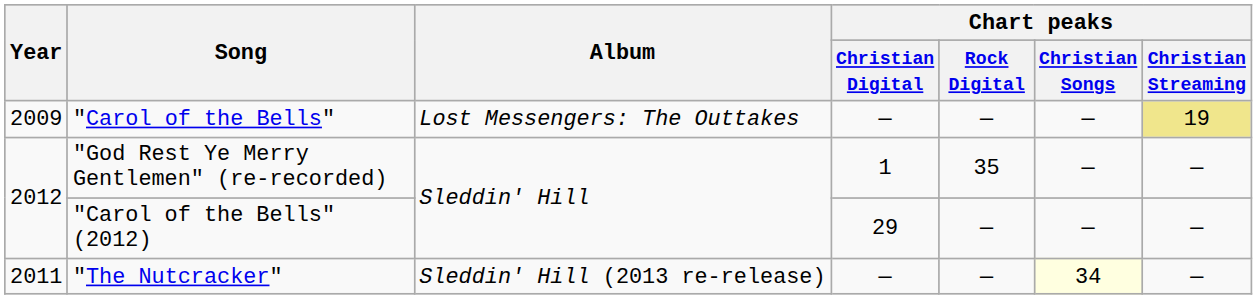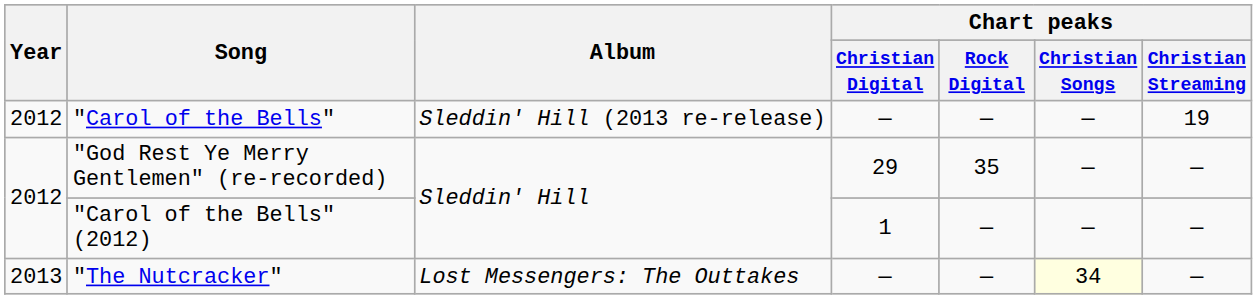(36, 119) 2009 -> (36, 119) 2012
(609, 119) Lost Messengers: The Outtakes -> (622, 119) Sleddin' Hill (2013 re-release)
(1197, 119) khaki background -> (1197, 119) no background
(885, 167) 1 -> (885, 167) 29
(885, 228) 29 -> (885, 228) 1
(36, 276) 2011 -> (36, 276) 2013
(622, 276) Sleddin' Hill (2013 re-release) -> (609, 276) Lost Messengers: The Outtakes
